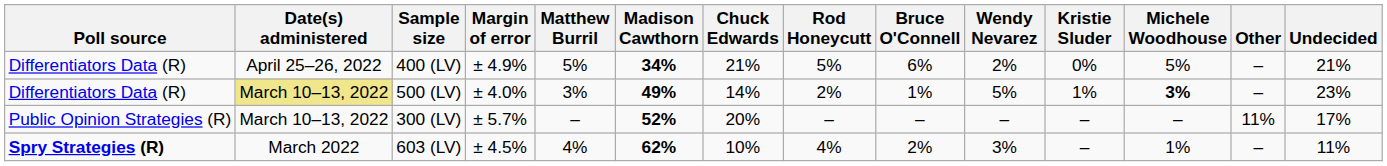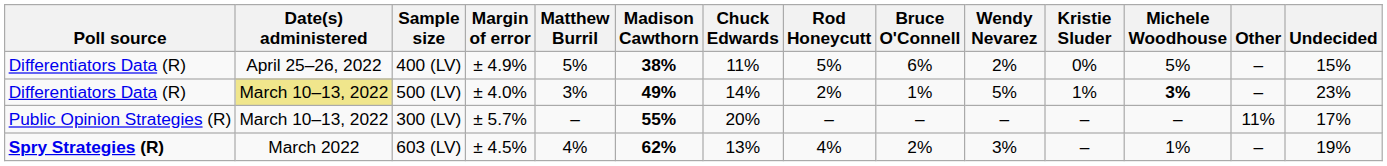(659, 65) 34% -> (659, 65) 38%
(743, 65) 21% -> (743, 65) 11%
(1333, 65) 21% -> (1333, 65) 15%
(659, 120) 52% -> (659, 120) 55%
(743, 147) 10% -> (743, 147) 13%
(1333, 147) 11% -> (1333, 147) 19%
